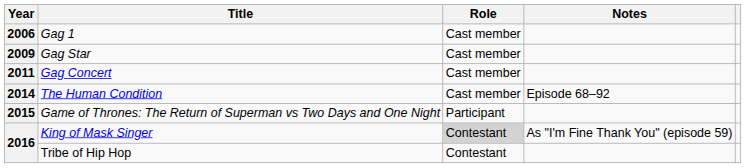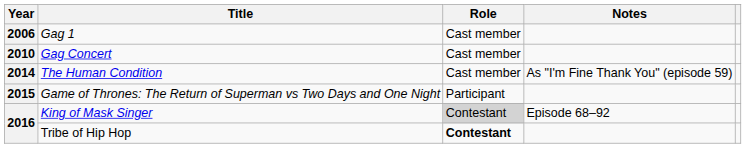- row: (66, 53)
(21, 73) 2011 -> (21, 53) 2010
(568, 93) Episode 68–92 -> (629, 73) As "I'm Fine Thank You" (episode 59)
(629, 133) As "I'm Fine Thank You" (episode 59) -> (568, 113) Episode 68–92
(476, 152) normal -> (478, 133) bold
